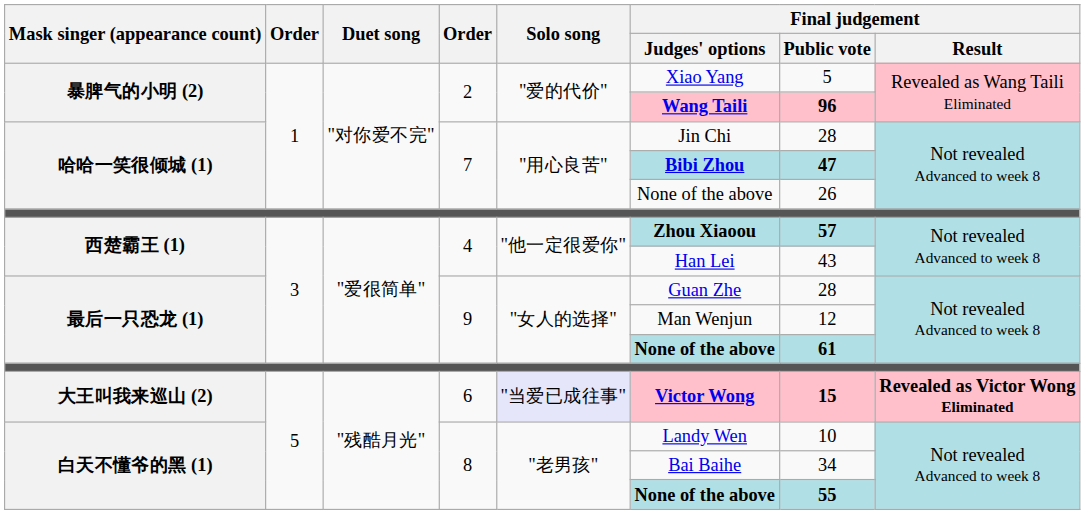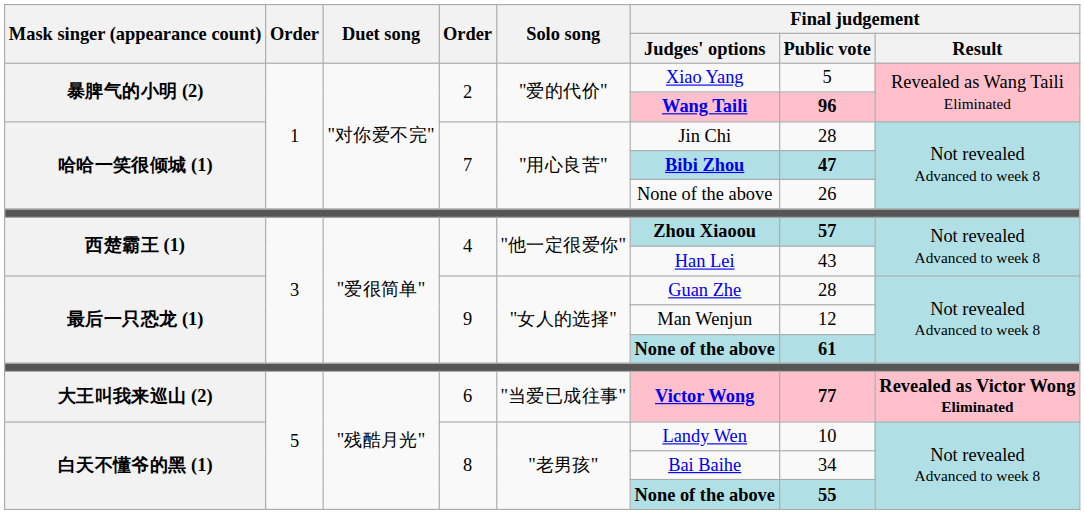(563, 396) lavender background -> (563, 396) no background
(827, 396) 15 -> (827, 396) 77
